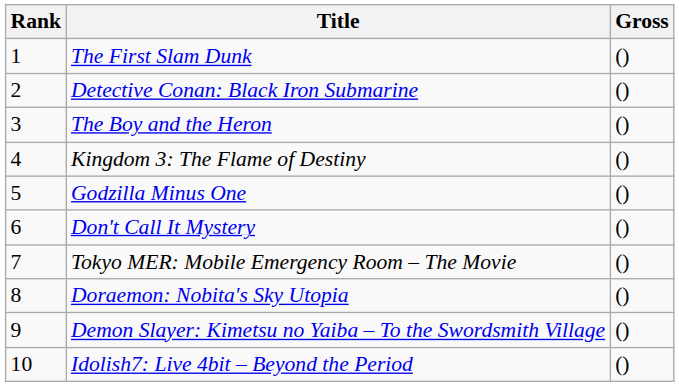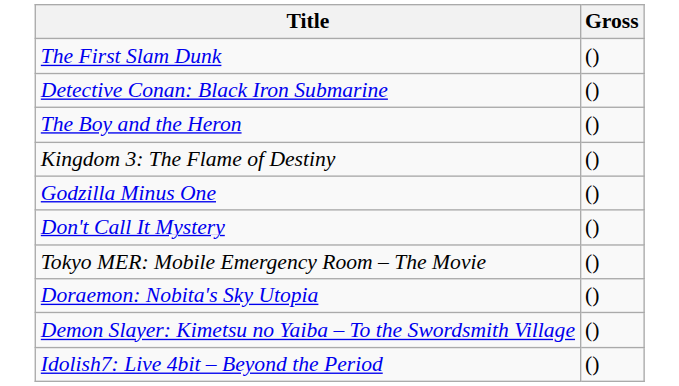- column: (36, 21)
